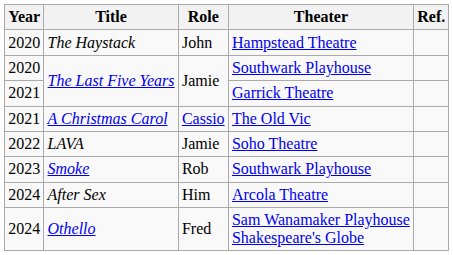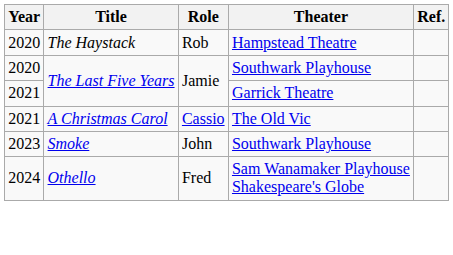(197, 42) John -> (195, 42) Rob
- row: (66, 144)
(195, 169) Rob -> (197, 144) John
- row: (77, 194)
